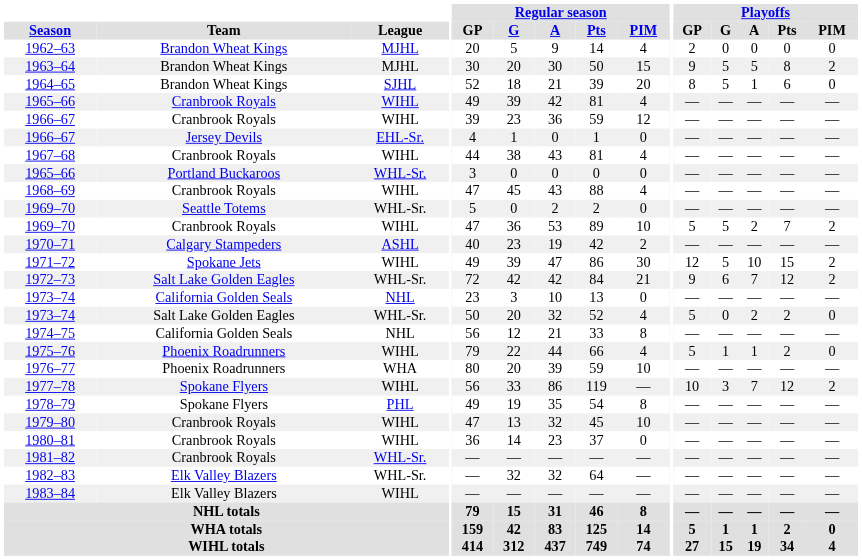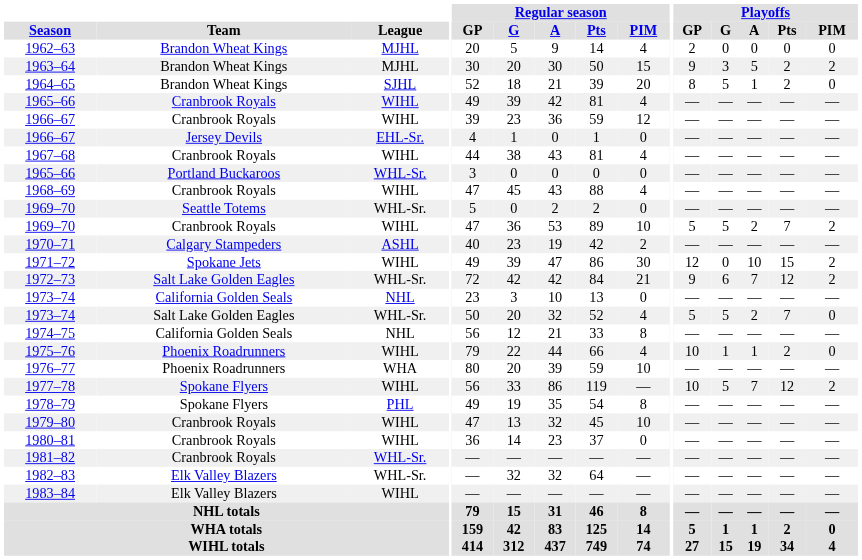(726, 66) 5 -> (726, 66) 3
(787, 66) 8 -> (787, 66) 2
(787, 84) 6 -> (787, 84) 2
(726, 262) 5 -> (726, 262) 0
(726, 315) 0 -> (726, 315) 5
(787, 315) 2 -> (787, 315) 7
(692, 351) 5 -> (692, 351) 10
(726, 386) 3 -> (726, 386) 5
